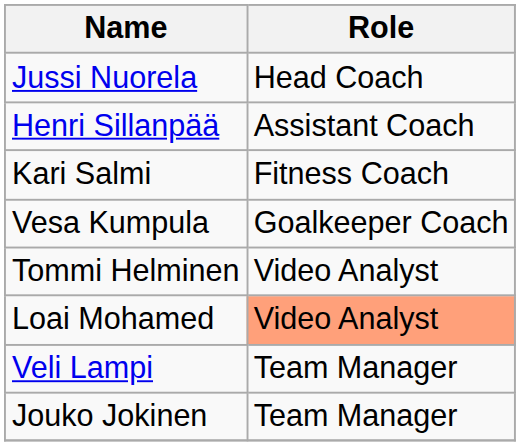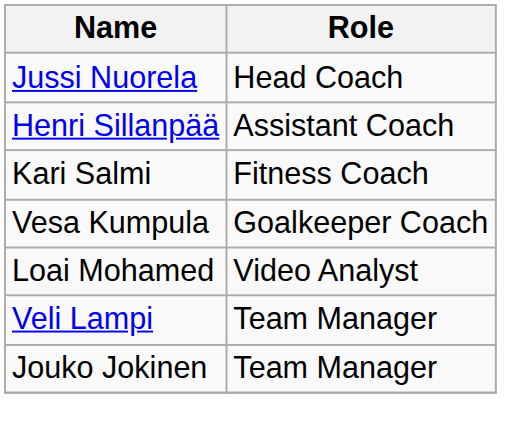- row: (126, 271)
(346, 319) lightsalmon background -> (326, 271) no background
